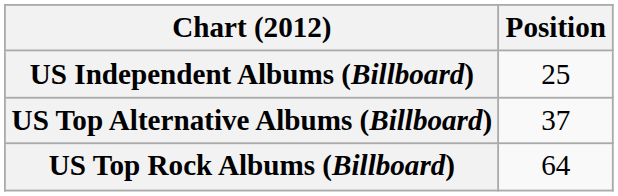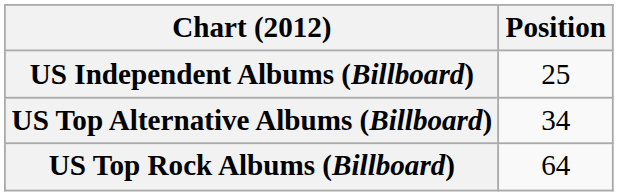(556, 119) 37 -> (556, 119) 34
